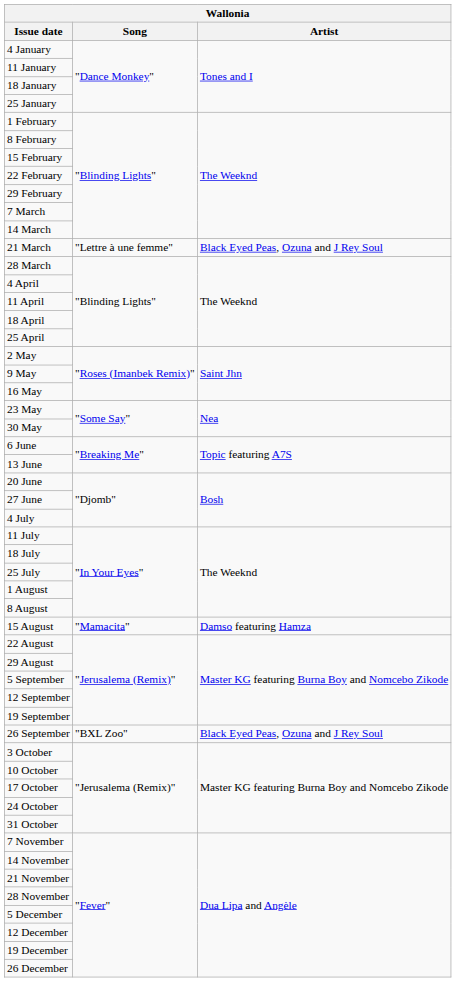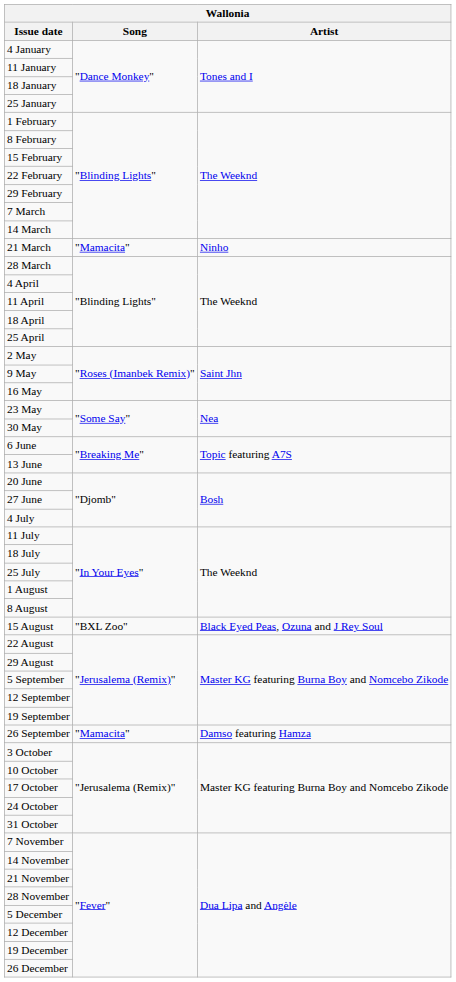(124, 247) "Lettre à une femme" -> (102, 247) "Mamacita"
(291, 247) Black Eyed Peas, Ozuna and J Rey Soul -> (214, 247) Ninho
(102, 626) "Mamacita" -> (101, 626) "BXL Zoo"
(255, 626) Damso featuring Hamza -> (291, 626) Black Eyed Peas, Ozuna and J Rey Soul
(101, 734) "BXL Zoo" -> (102, 734) "Mamacita"
(291, 734) Black Eyed Peas, Ozuna and J Rey Soul -> (255, 734) Damso featuring Hamza
